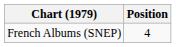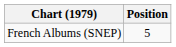(147, 33) 4 -> (147, 33) 5
